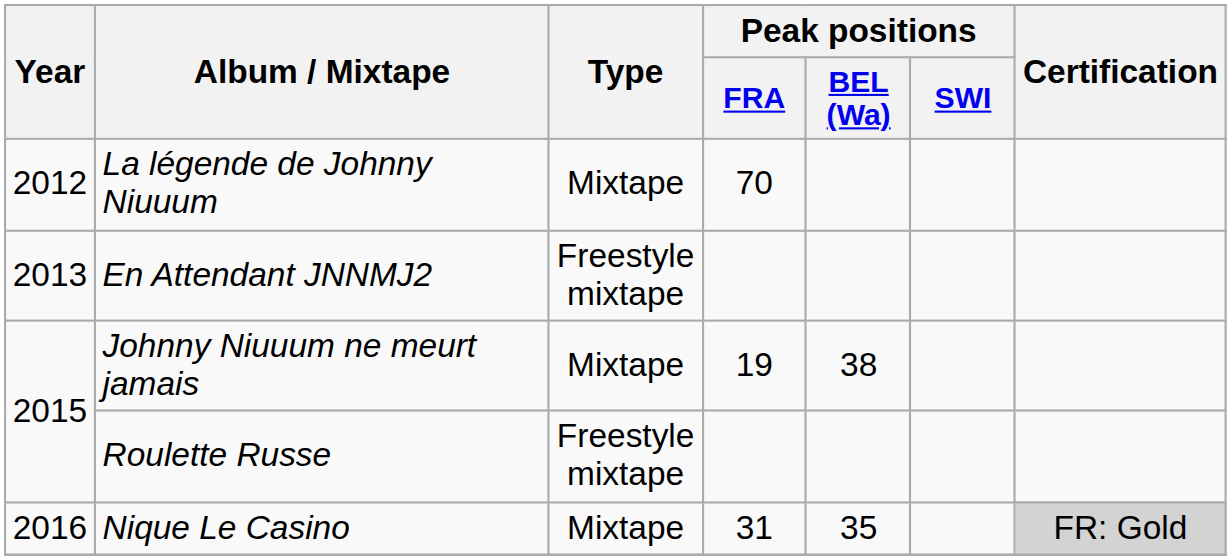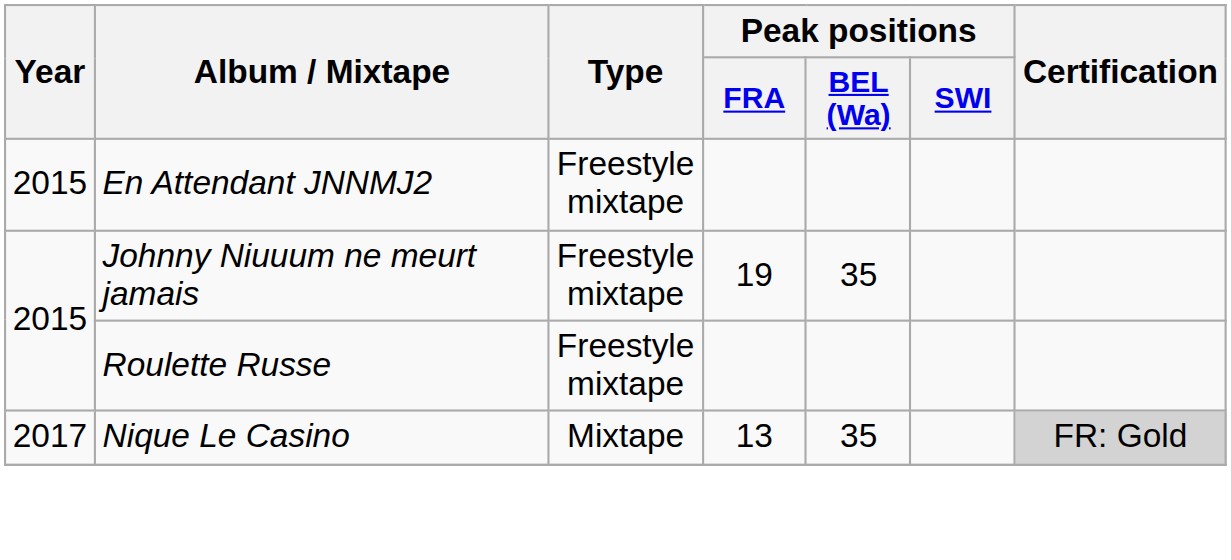- row: (267, 183)
(50, 274) 2013 -> (50, 183) 2015
(626, 365) Mixtape -> (626, 274) Freestyle mixtape
(859, 365) 38 -> (859, 274) 35
(50, 527) 2016 -> (50, 436) 2017
(754, 527) 31 -> (754, 436) 13
